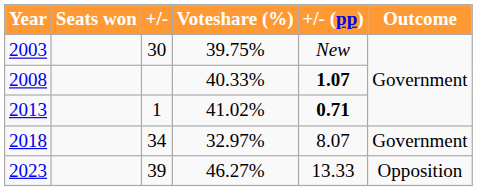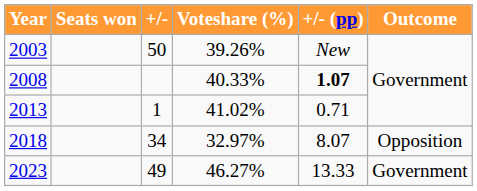(157, 49) 30 -> (157, 49) 50
(235, 49) 39.75% -> (235, 49) 39.26%
(333, 110) bold -> (333, 110) normal
(420, 140) Government -> (420, 140) Opposition
(157, 170) 39 -> (157, 170) 49
(420, 170) Opposition -> (420, 170) Government
